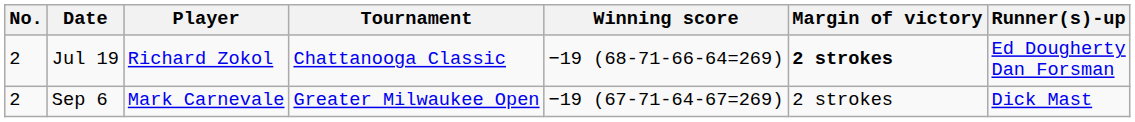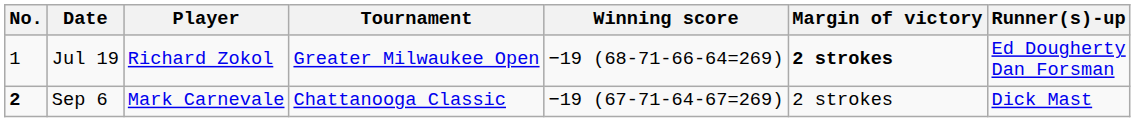(15, 61) 2 -> (15, 61) 1
(400, 61) Chattanooga Classic -> (416, 61) Greater Milwaukee Open
(15, 102) normal -> (15, 102) bold
(416, 102) Greater Milwaukee Open -> (400, 102) Chattanooga Classic
